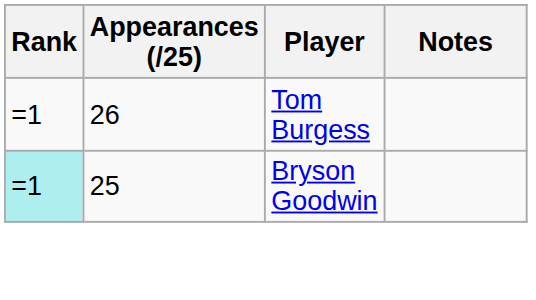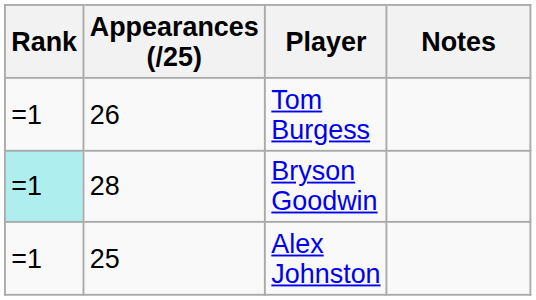(105, 186) 25 -> (105, 186) 28
+ row: (326, 259)
